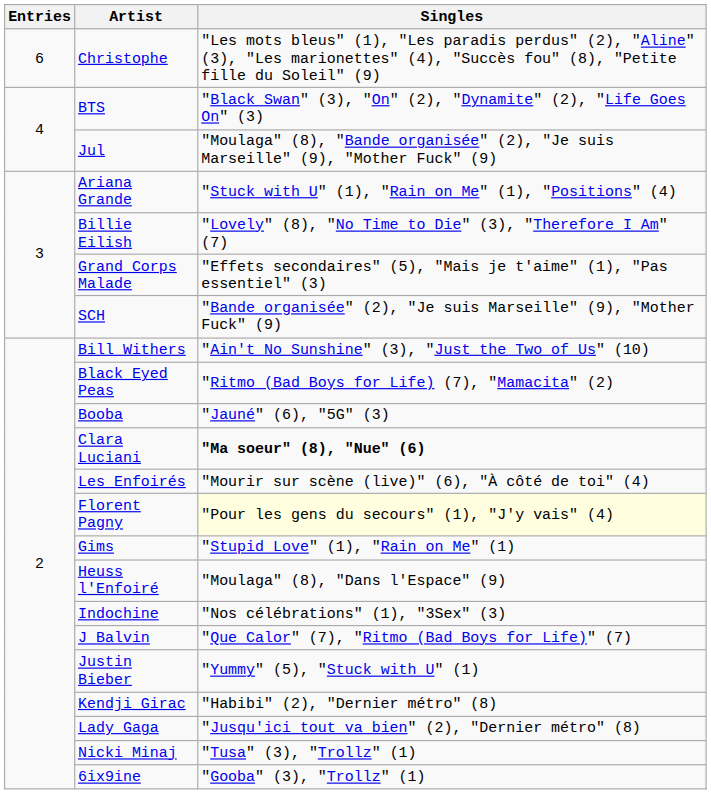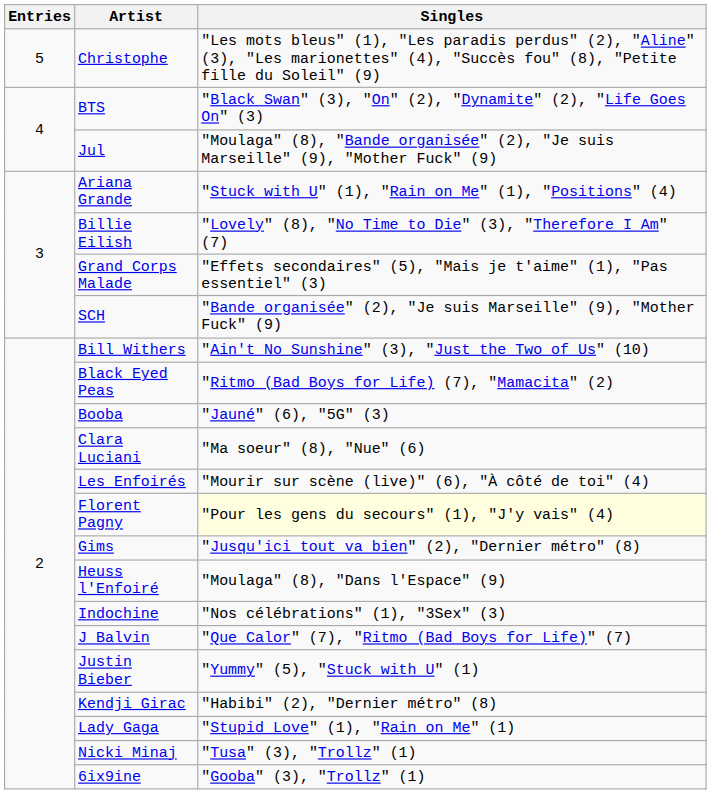(40, 58) 6 -> (40, 58) 5
(313, 449) bold -> (313, 449) normal
(358, 548) "Stupid Love" (1), "Rain on Me" (1) -> (421, 548) "Jusqu'ici tout va bien" (2), "Dernier métro" (8)
(421, 728) "Jusqu'ici tout va bien" (2), "Dernier métro" (8) -> (358, 728) "Stupid Love" (1), "Rain on Me" (1)
